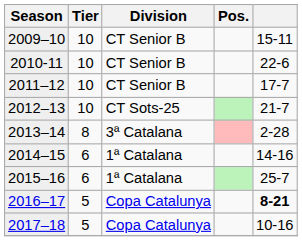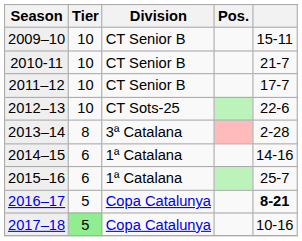(275, 62) 22-6 -> (275, 62) 21-7
(275, 108) 21-7 -> (275, 108) 22-6
(85, 224) no background -> (85, 224) lightgreen background
